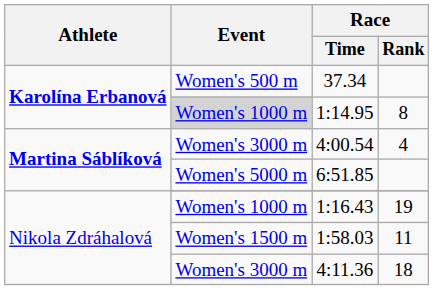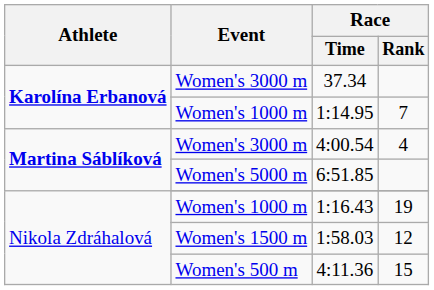(237, 81) Women's 500 m -> (241, 81) Women's 3000 m
(241, 112) lightgrey background -> (241, 112) no background
(403, 112) 8 -> (403, 112) 7
(403, 238) 11 -> (403, 238) 12
(241, 269) Women's 3000 m -> (237, 269) Women's 500 m
(403, 269) 18 -> (403, 269) 15
